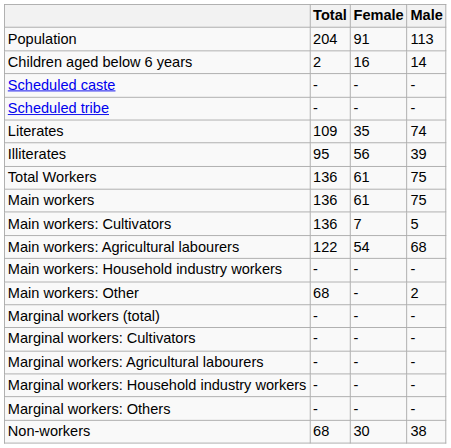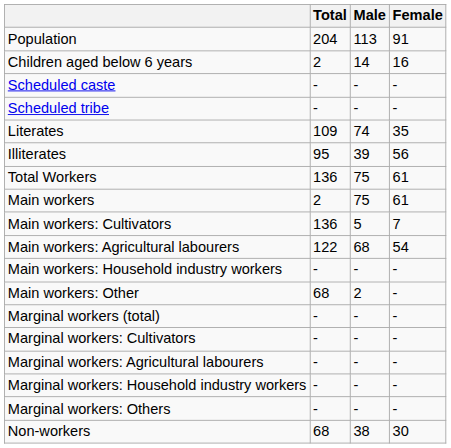columns swapped: (427, 16) <-> (379, 16)
(325, 200) 136 -> (317, 200) 2
